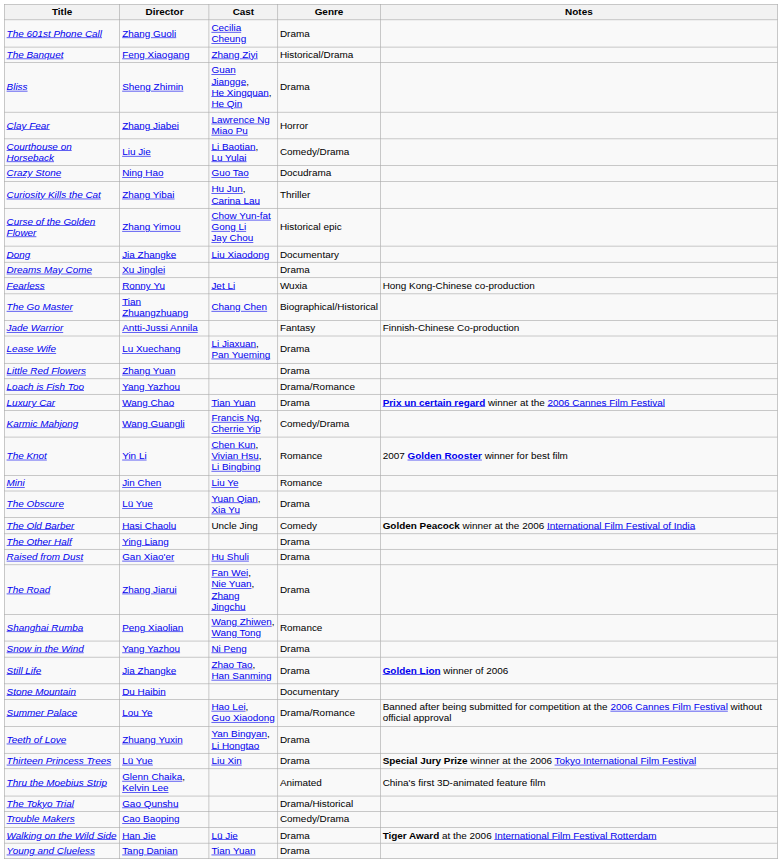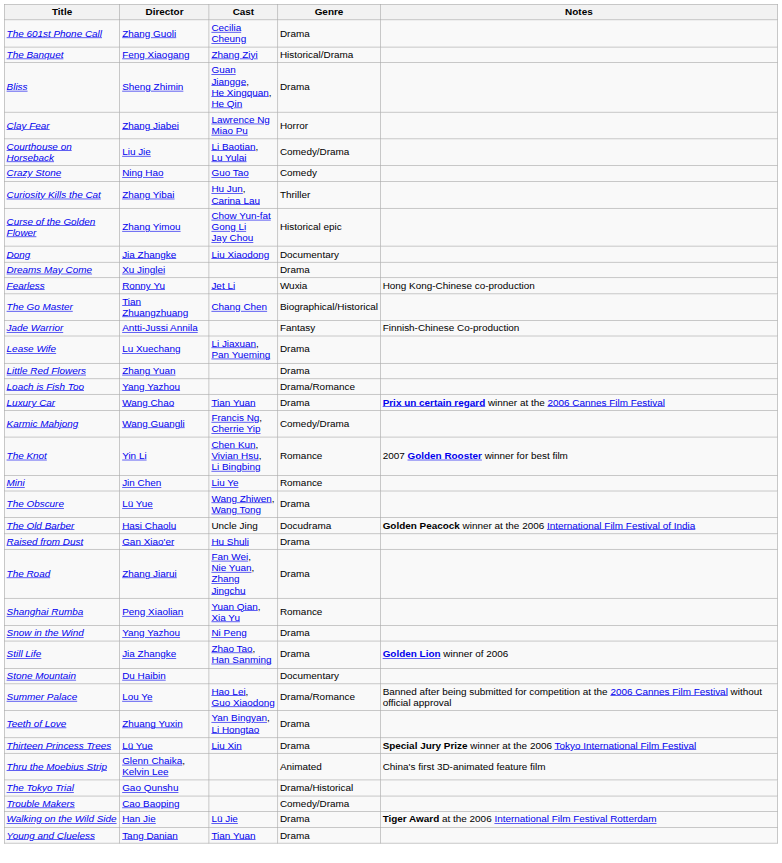(306, 173) Docudrama -> (298, 173) Comedy
(236, 504) Yuan Qian, Xia Yu -> (243, 504) Wang Zhiwen, Wang Tong
(298, 525) Comedy -> (306, 525) Docudrama
- row: (39, 541)
(243, 627) Wang Zhiwen, Wang Tong -> (236, 612) Yuan Qian, Xia Yu
